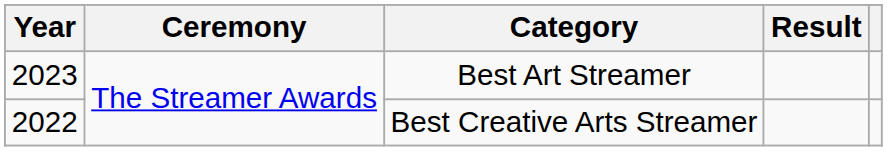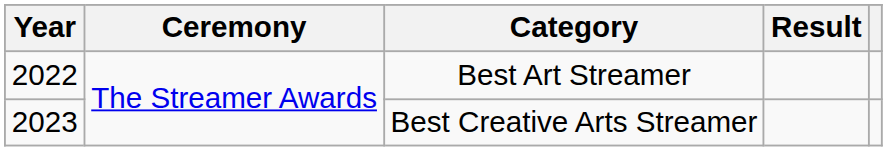(45, 74) 2023 -> (45, 74) 2022
(45, 121) 2022 -> (45, 121) 2023
